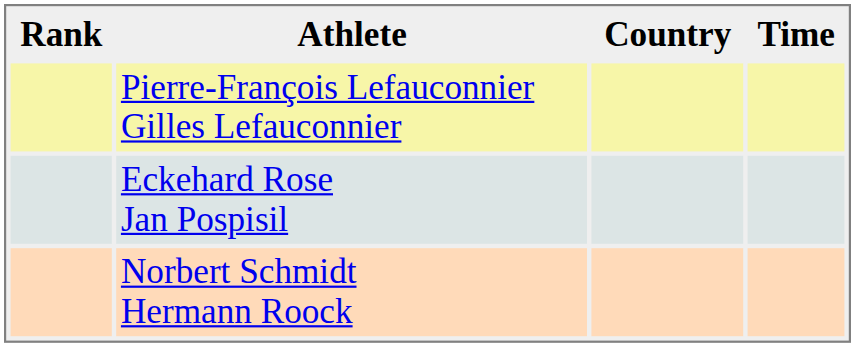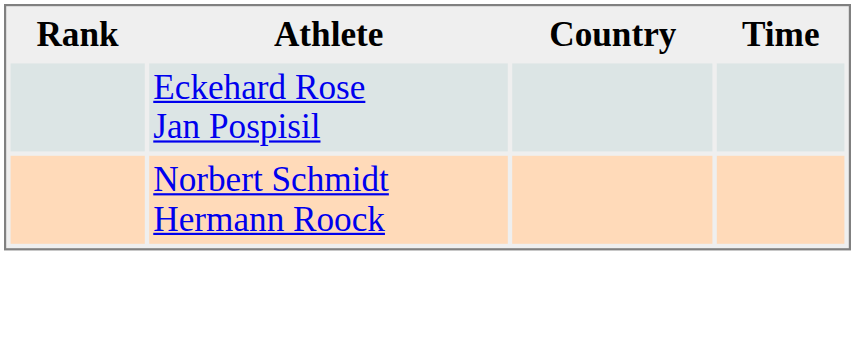- row: (328, 106)
